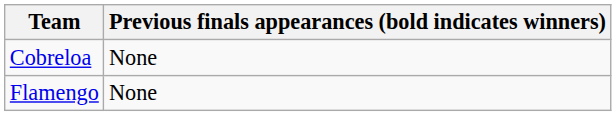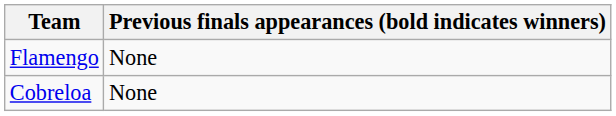rows swapped: (54, 92) <-> (51, 57)
